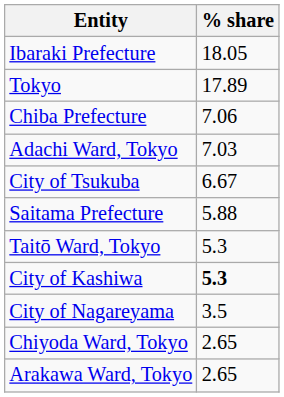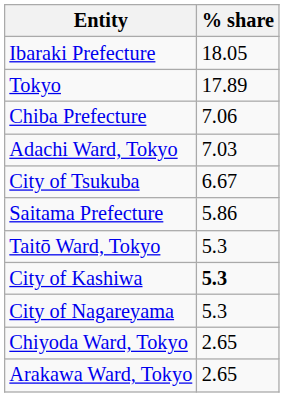(219, 213) 5.88 -> (219, 213) 5.86
(214, 310) 3.5 -> (214, 310) 5.3
